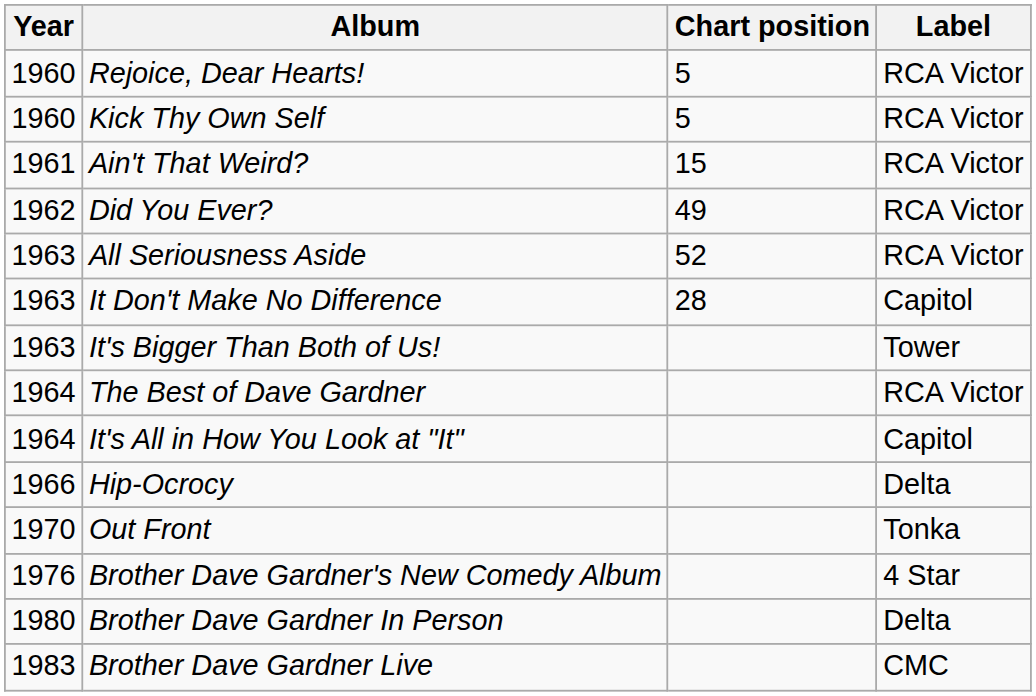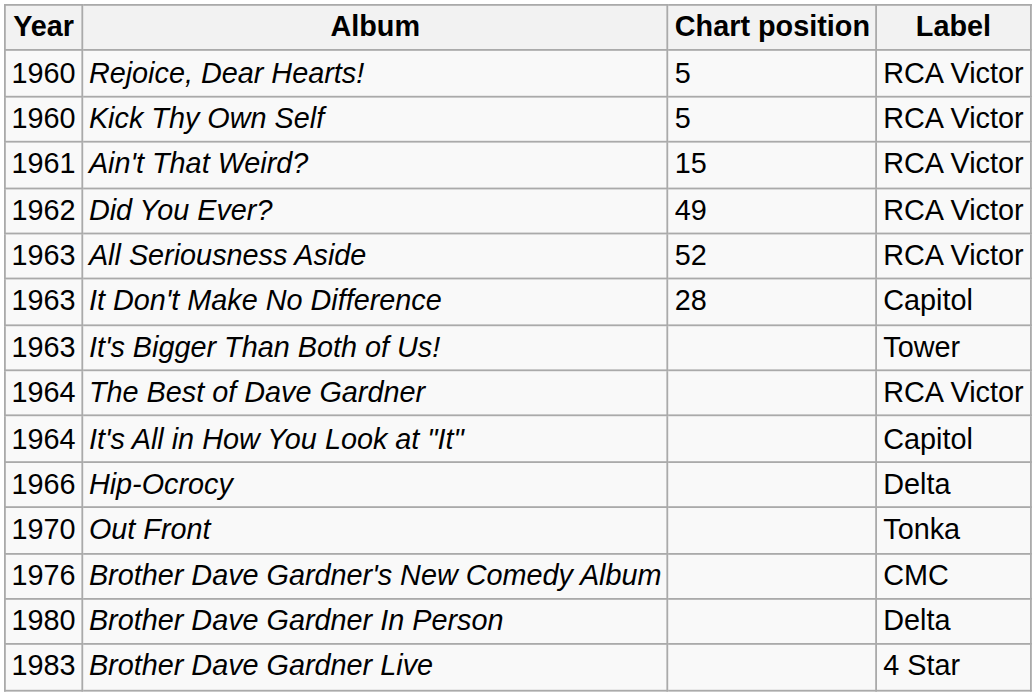(922, 575) 4 Star -> (916, 575) CMC
(916, 666) CMC -> (922, 666) 4 Star
